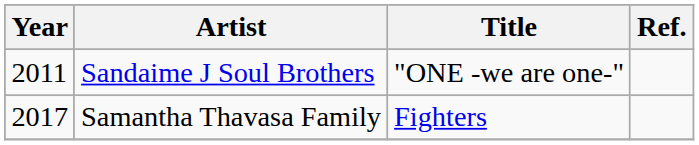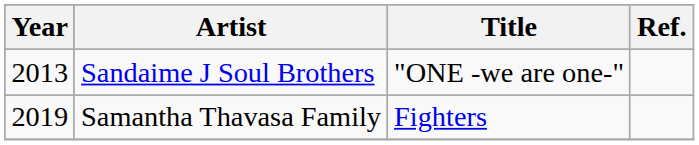(39, 71) 2011 -> (40, 71) 2013
(40, 116) 2017 -> (40, 116) 2019
